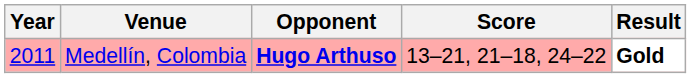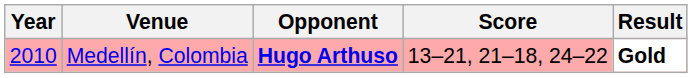(32, 55) 2011 -> (33, 55) 2010
